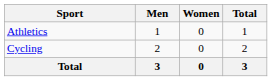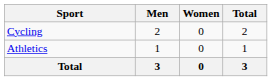rows swapped: (27, 31) <-> (25, 48)
